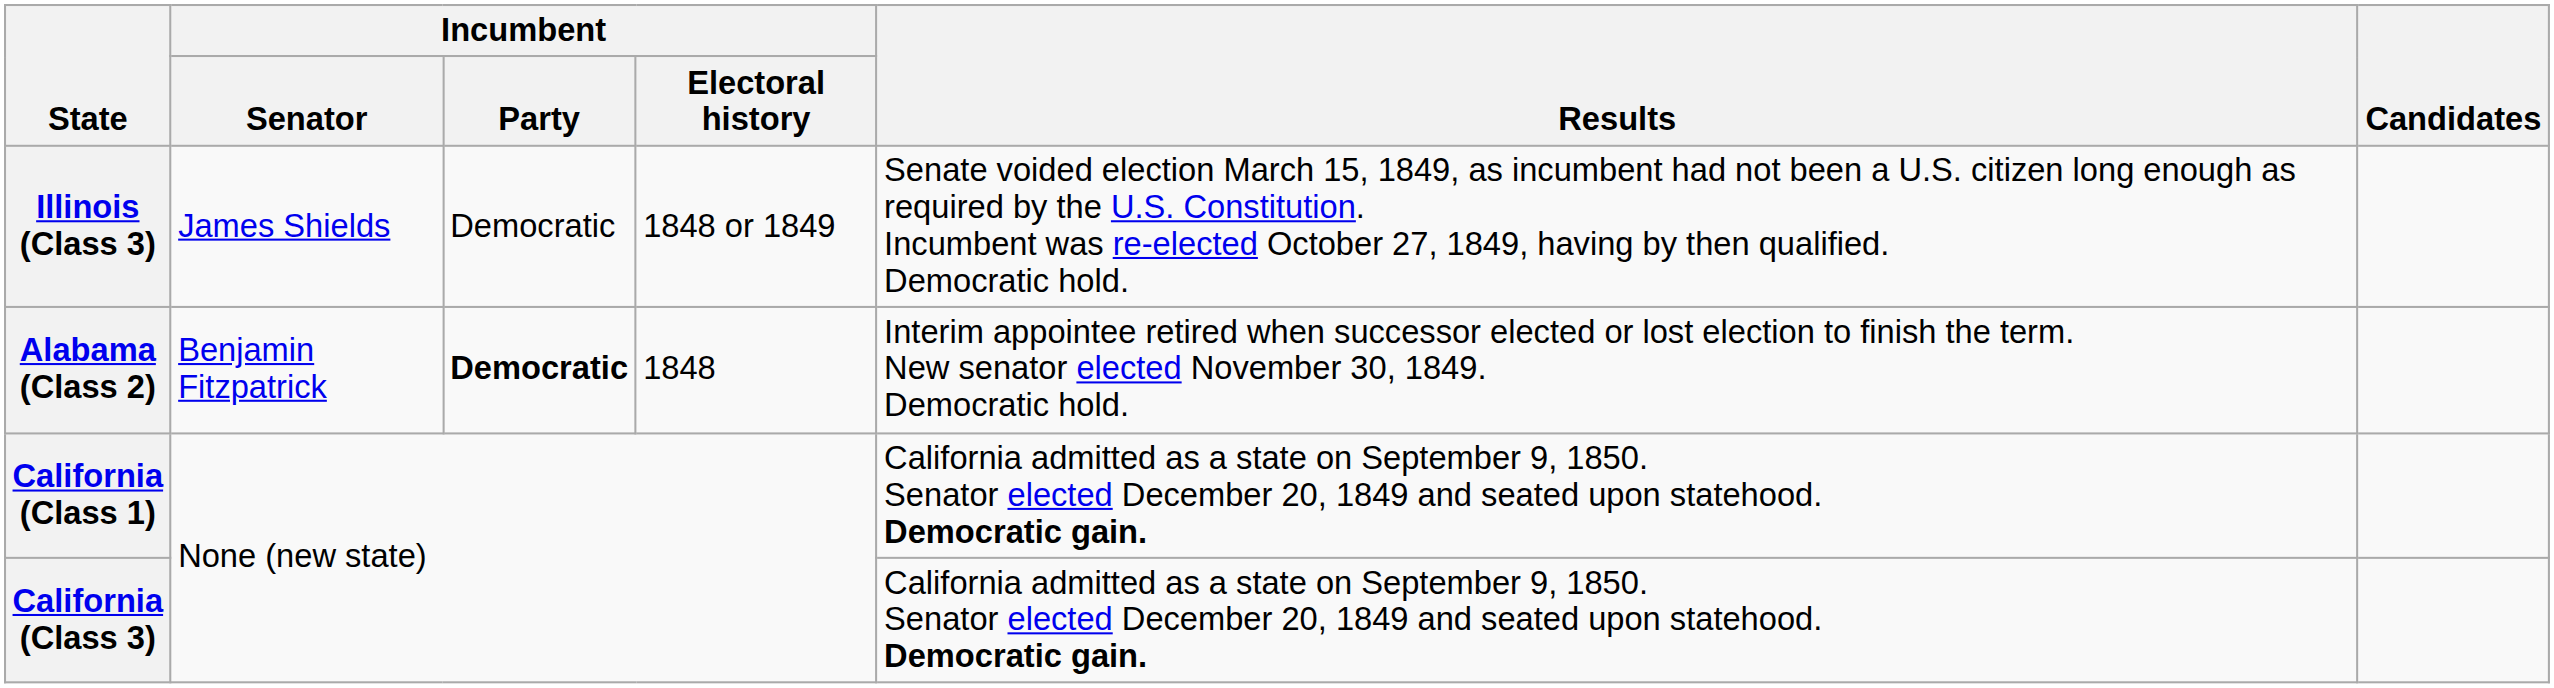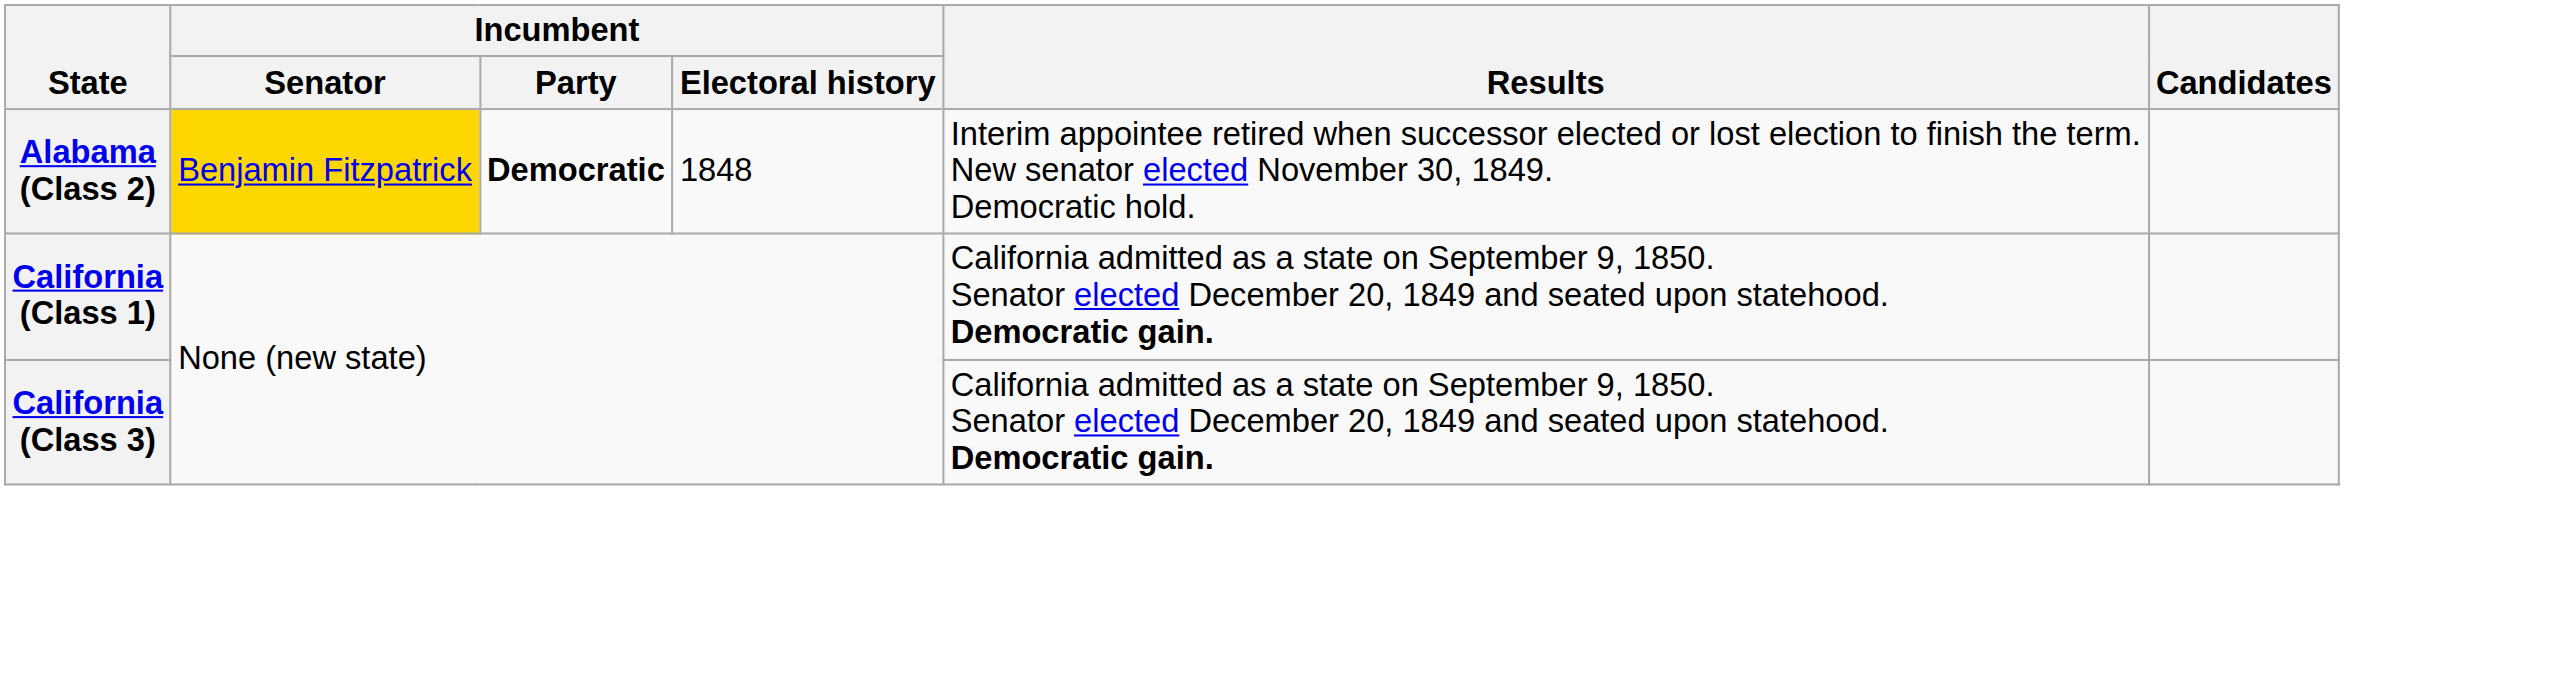- row: (88, 225)
(252, 369) no background -> (325, 170) gold background
